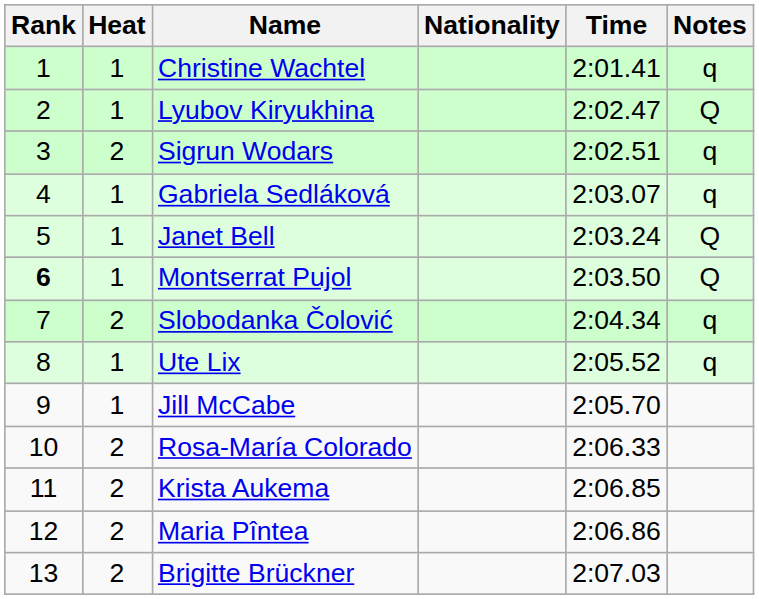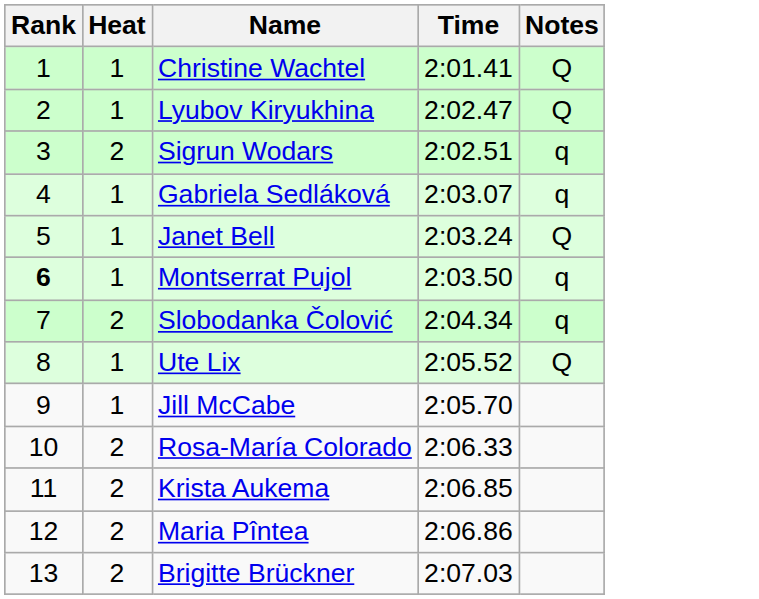- column: (492, 25)
(710, 67) q -> (562, 67) Q
(710, 278) Q -> (562, 278) q
(710, 362) q -> (562, 362) Q
